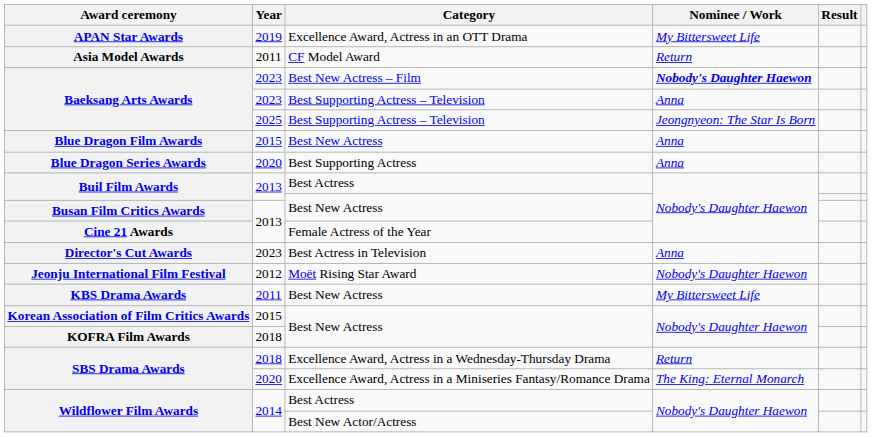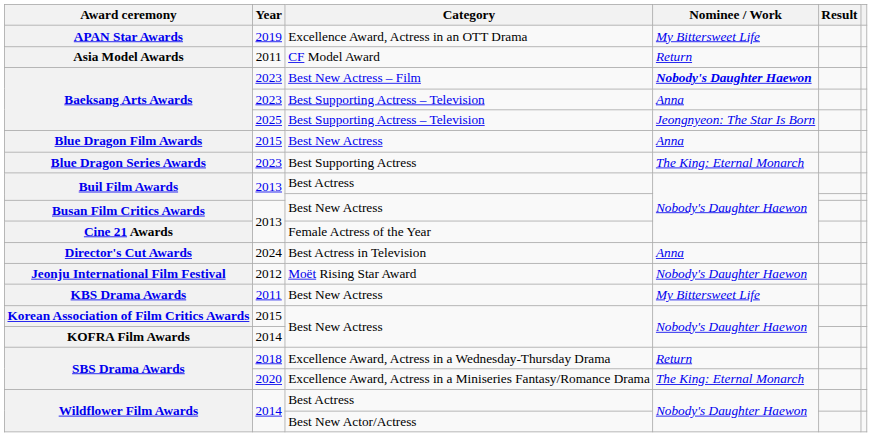(269, 162) 2020 -> (269, 162) 2023
(670, 162) Anna -> (730, 162) The King: Eternal Monarch
(269, 252) 2023 -> (269, 252) 2024
(269, 337) 2018 -> (269, 337) 2014
